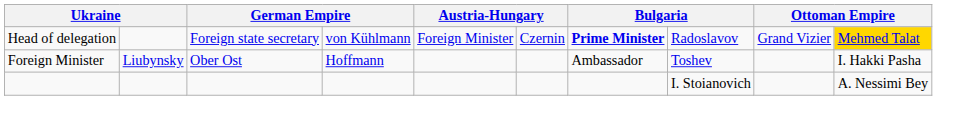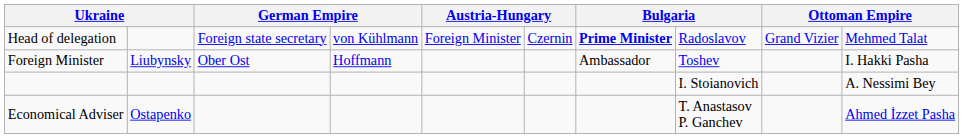(879, 38) gold background -> (886, 38) no background
+ row: (66, 114)
